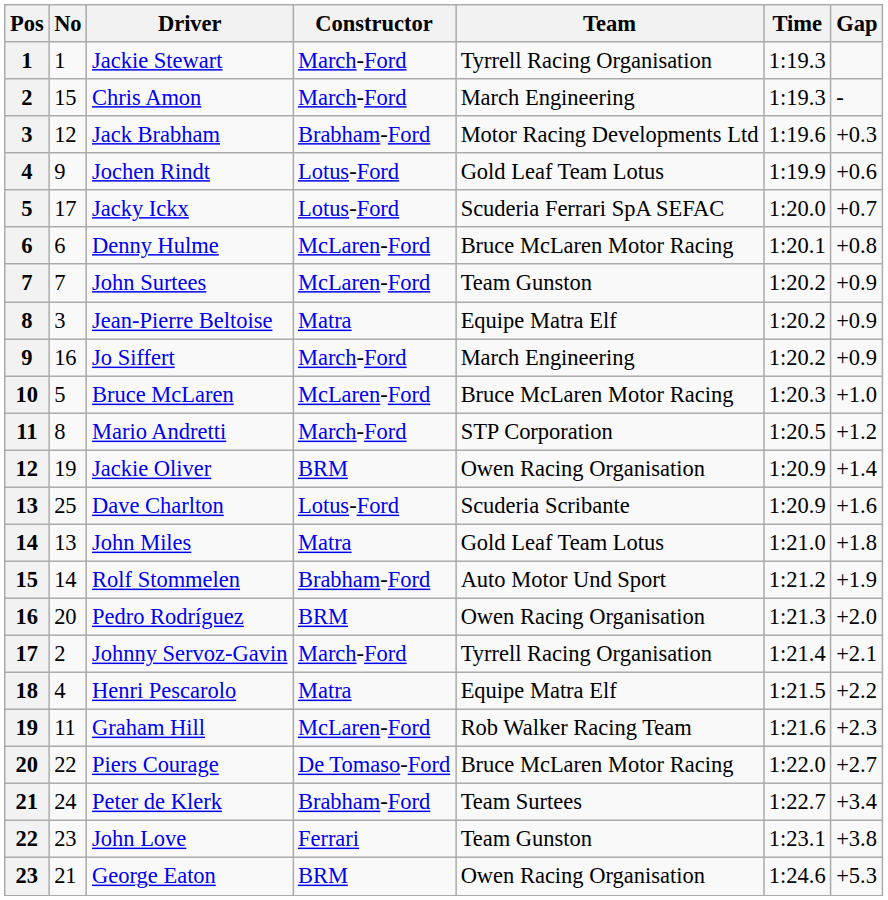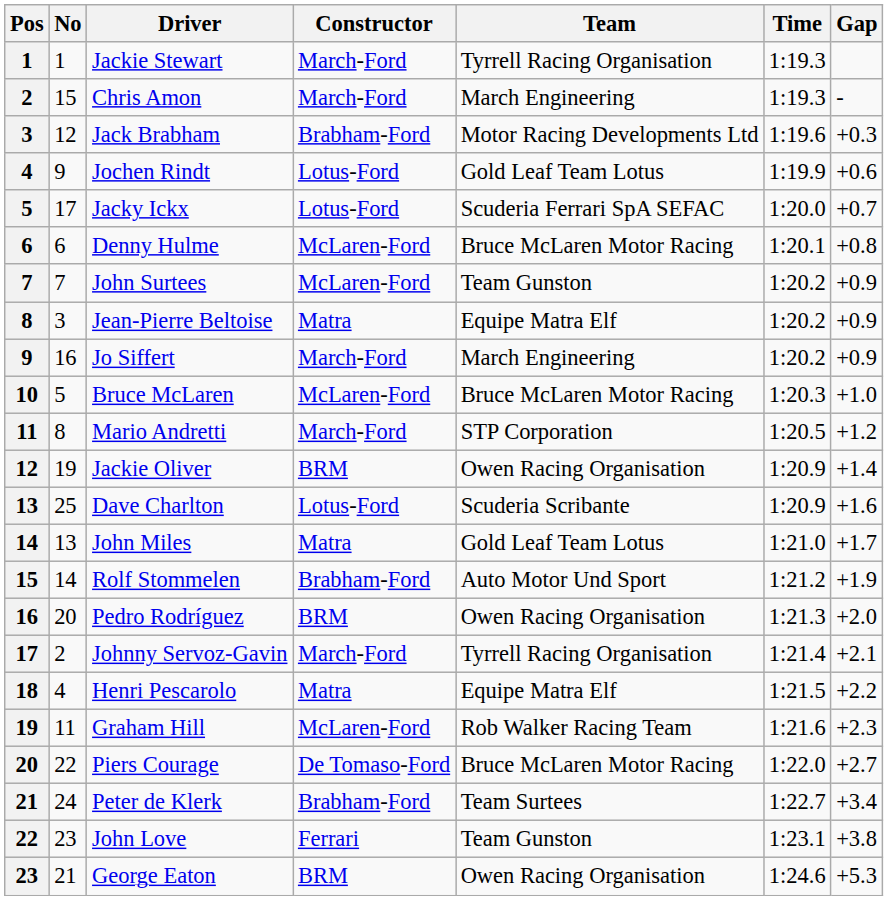(857, 542) +1.8 -> (857, 542) +1.7
